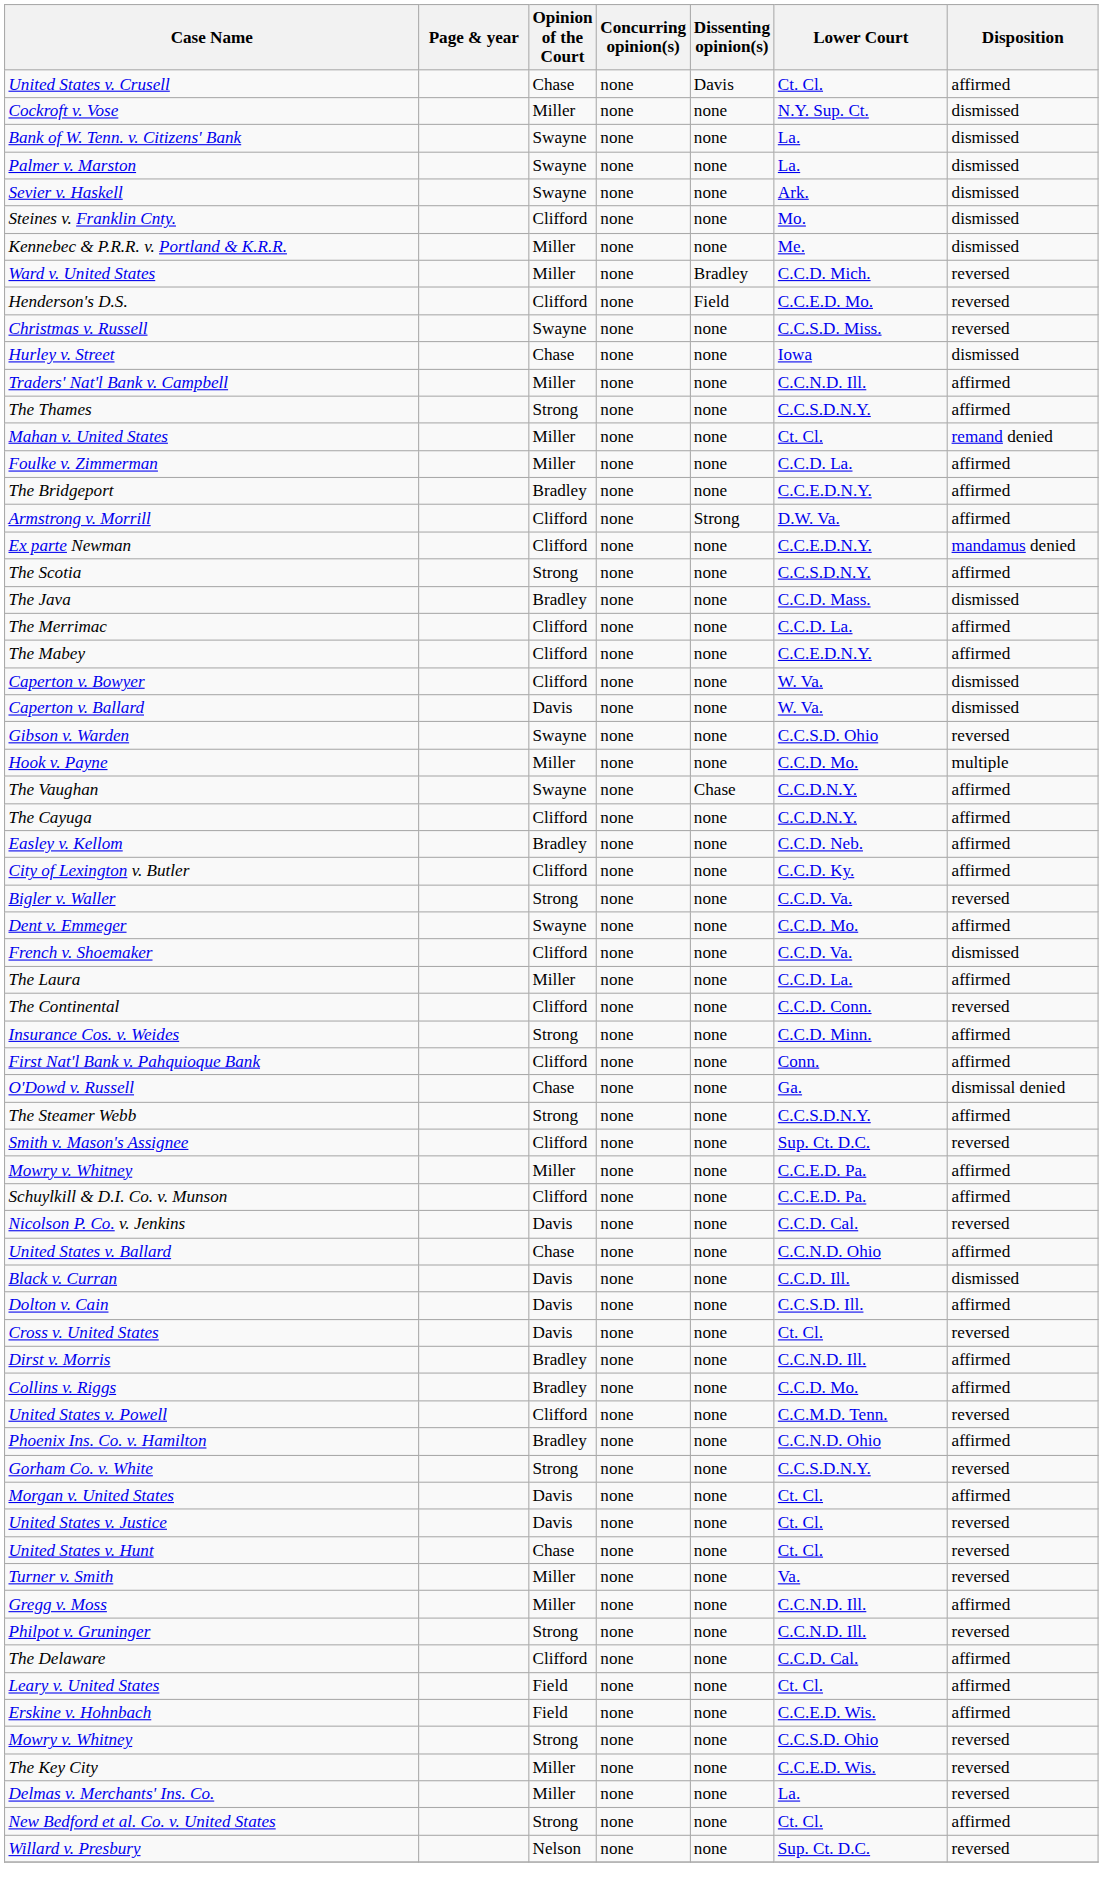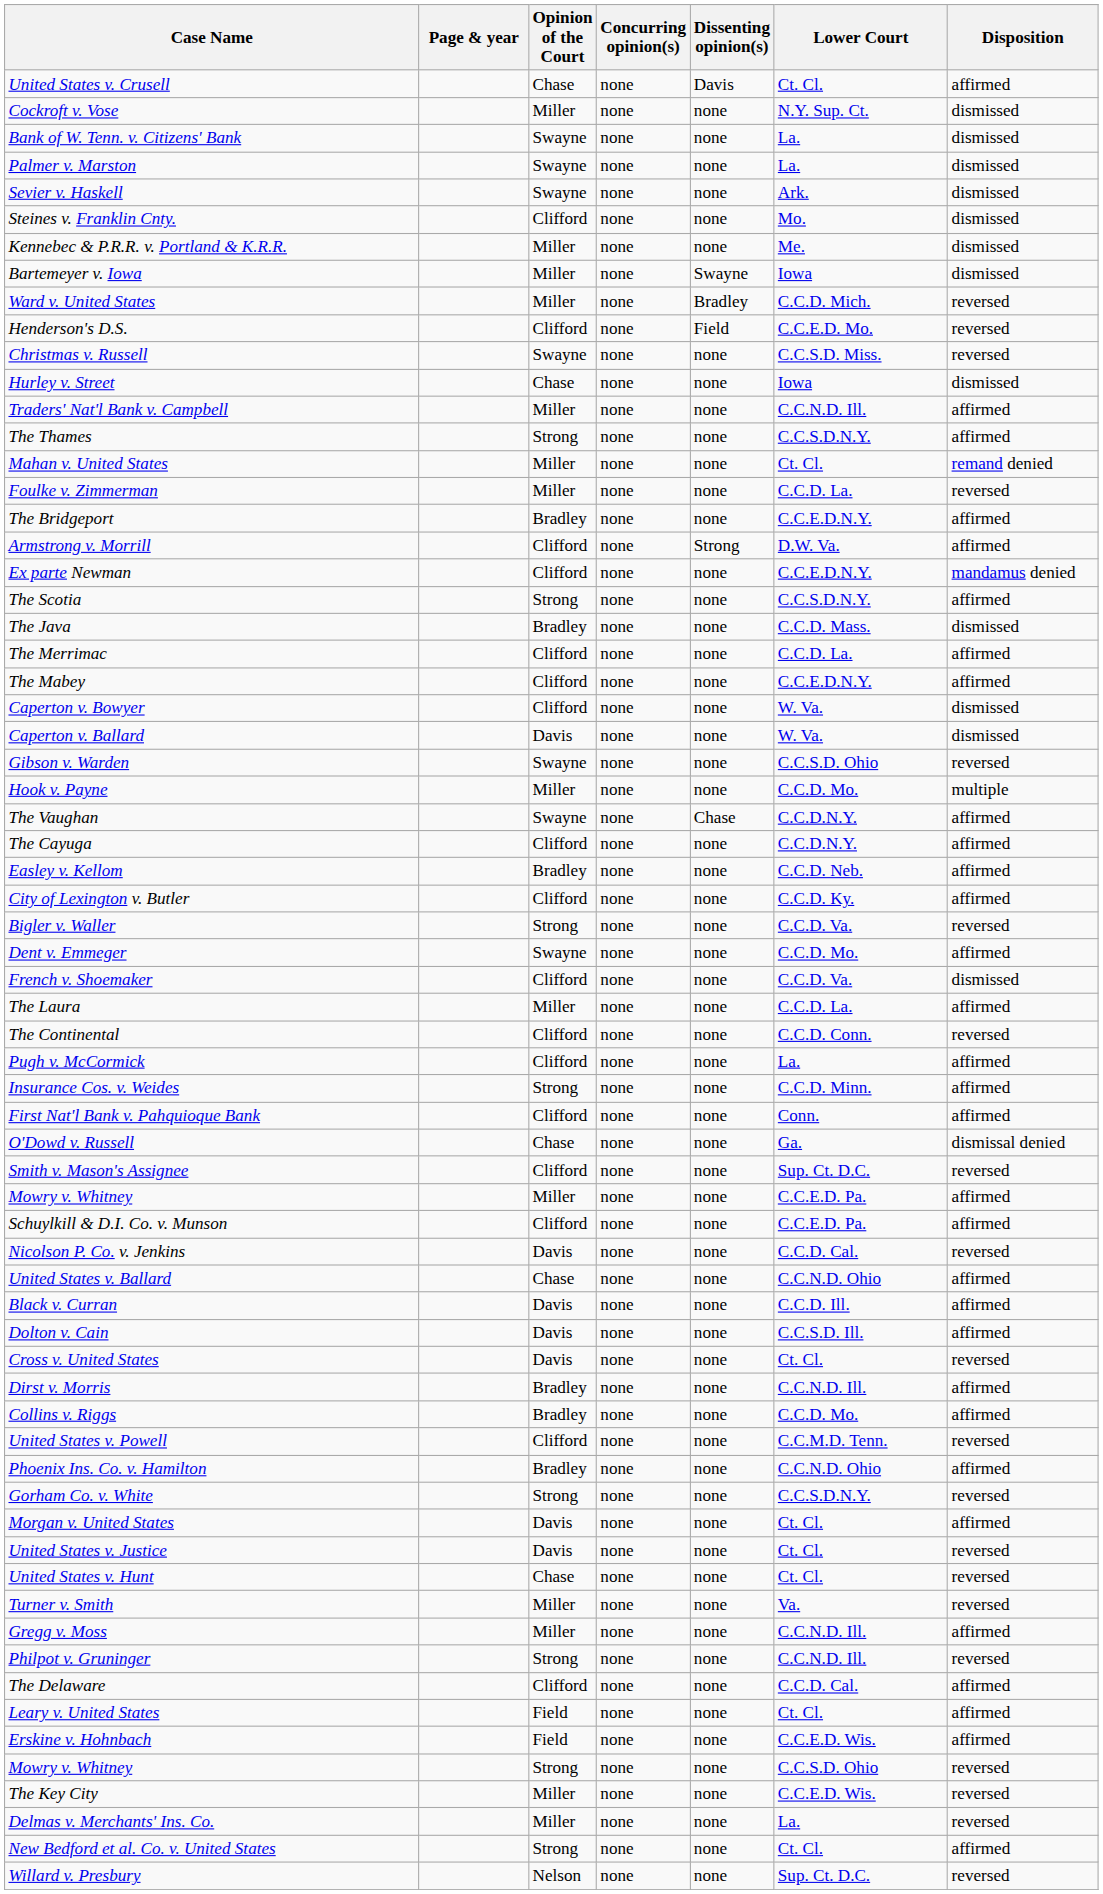+ row: (75, 273)
(981, 463) affirmed -> (981, 491) reversed
+ row: (77, 1061)
- row: (72, 1115)
(985, 1278) dismissed -> (981, 1305) affirmed
